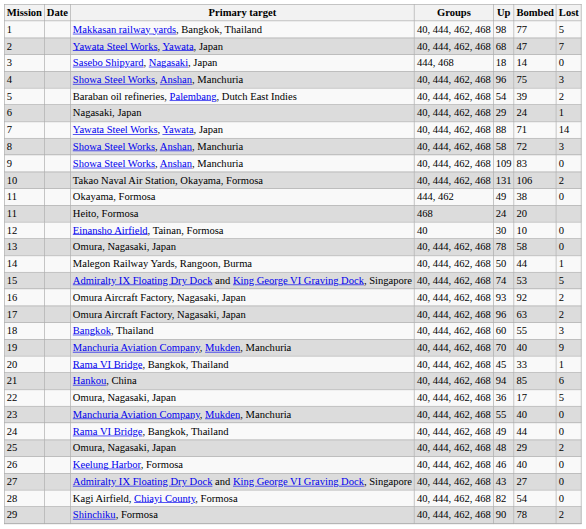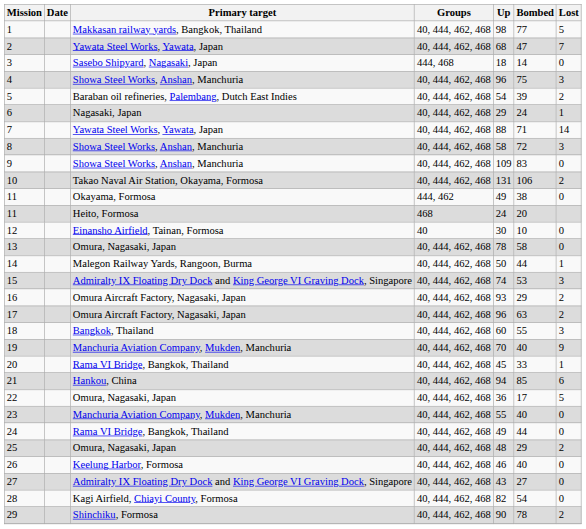(561, 280) 5 -> (561, 280) 3
(522, 297) 92 -> (522, 297) 29
